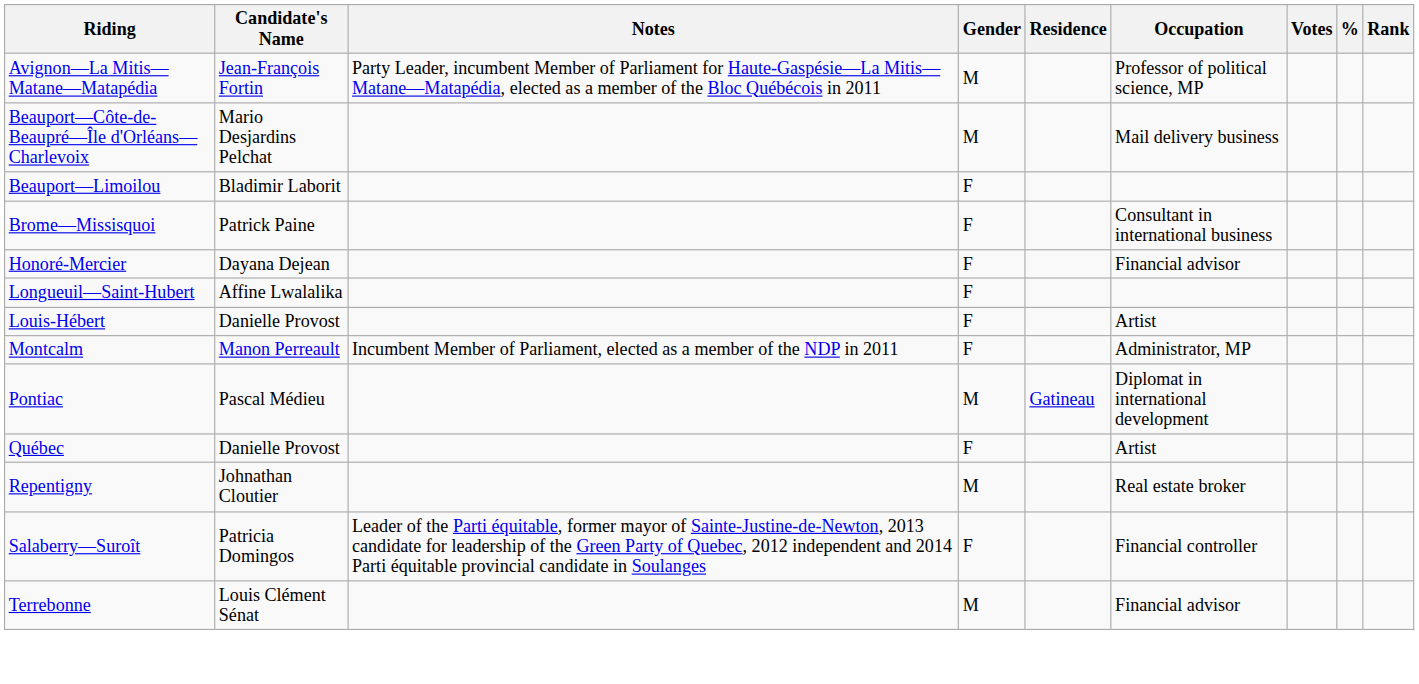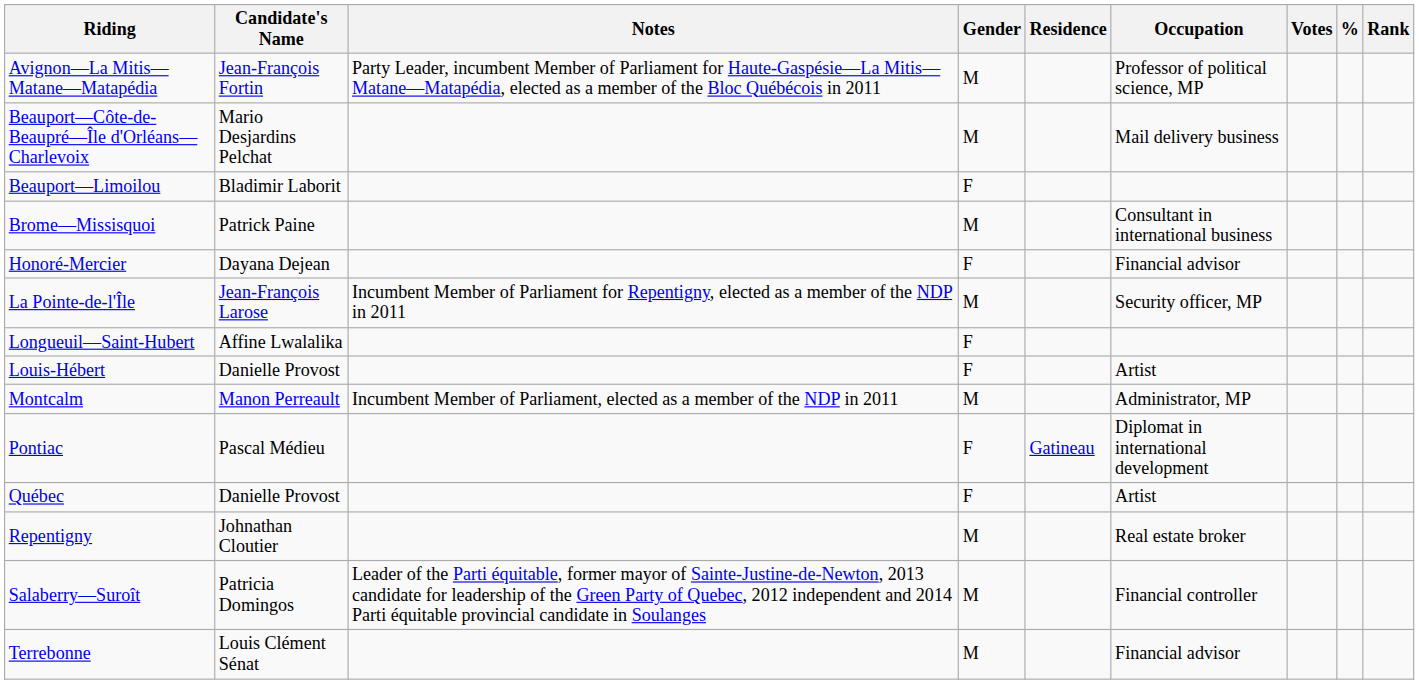(968, 225) F -> (971, 225) M
+ row: (72, 302)
(968, 349) F -> (971, 398) M
(971, 398) M -> (968, 447) F
(968, 545) F -> (971, 594) M
